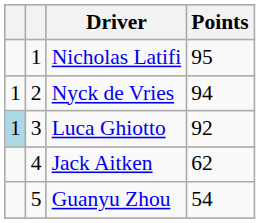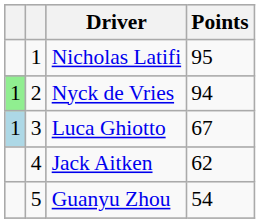(15, 92) no background -> (15, 92) lightgreen background
(202, 128) 92 -> (202, 128) 67
